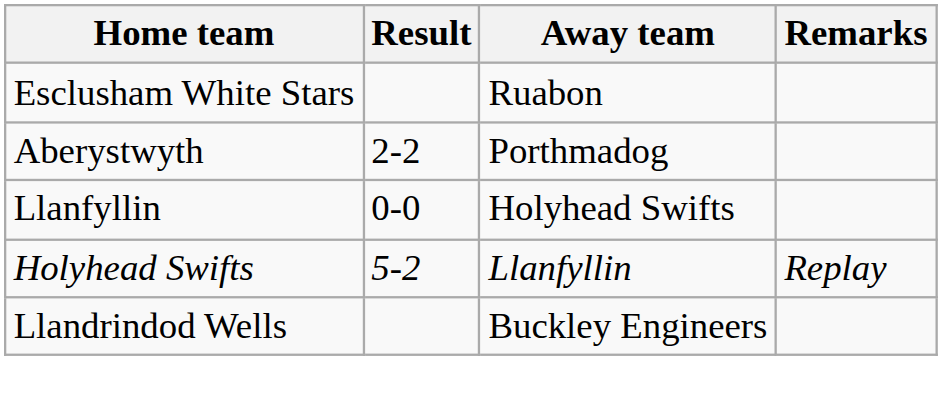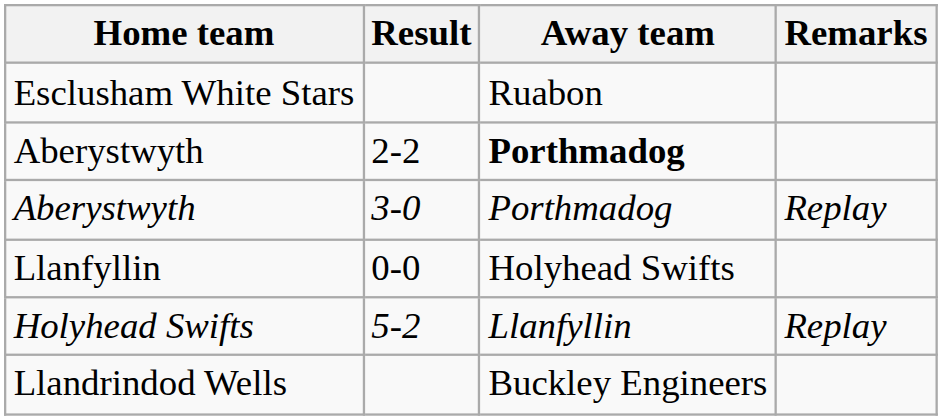(578, 150) normal -> (587, 150) bold
+ row: (105, 208)
